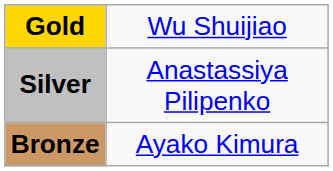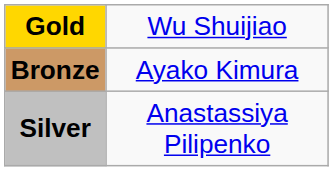rows swapped: (55, 84) <-> (55, 143)
